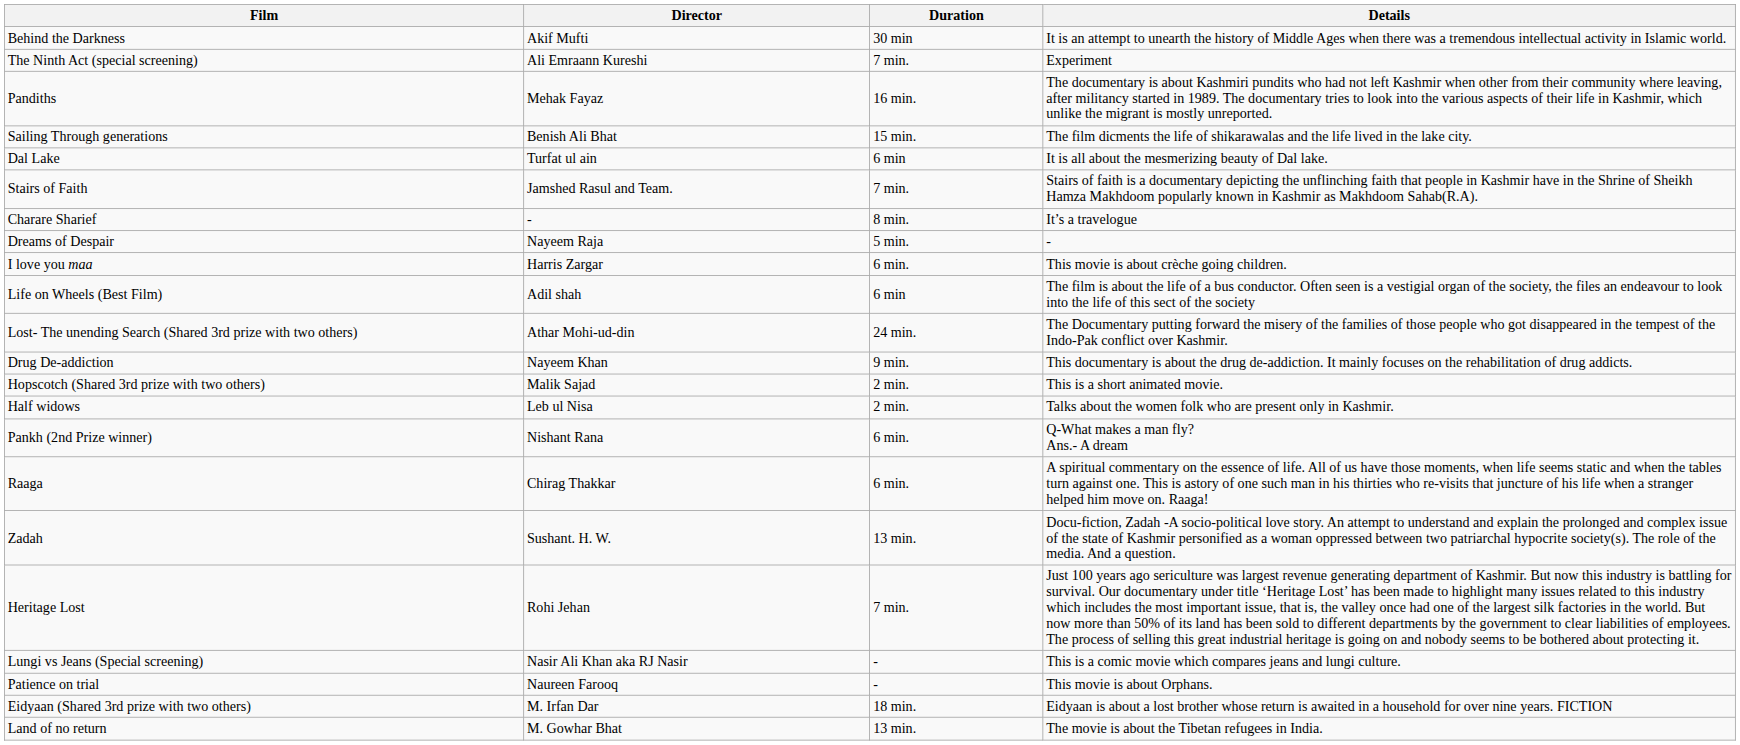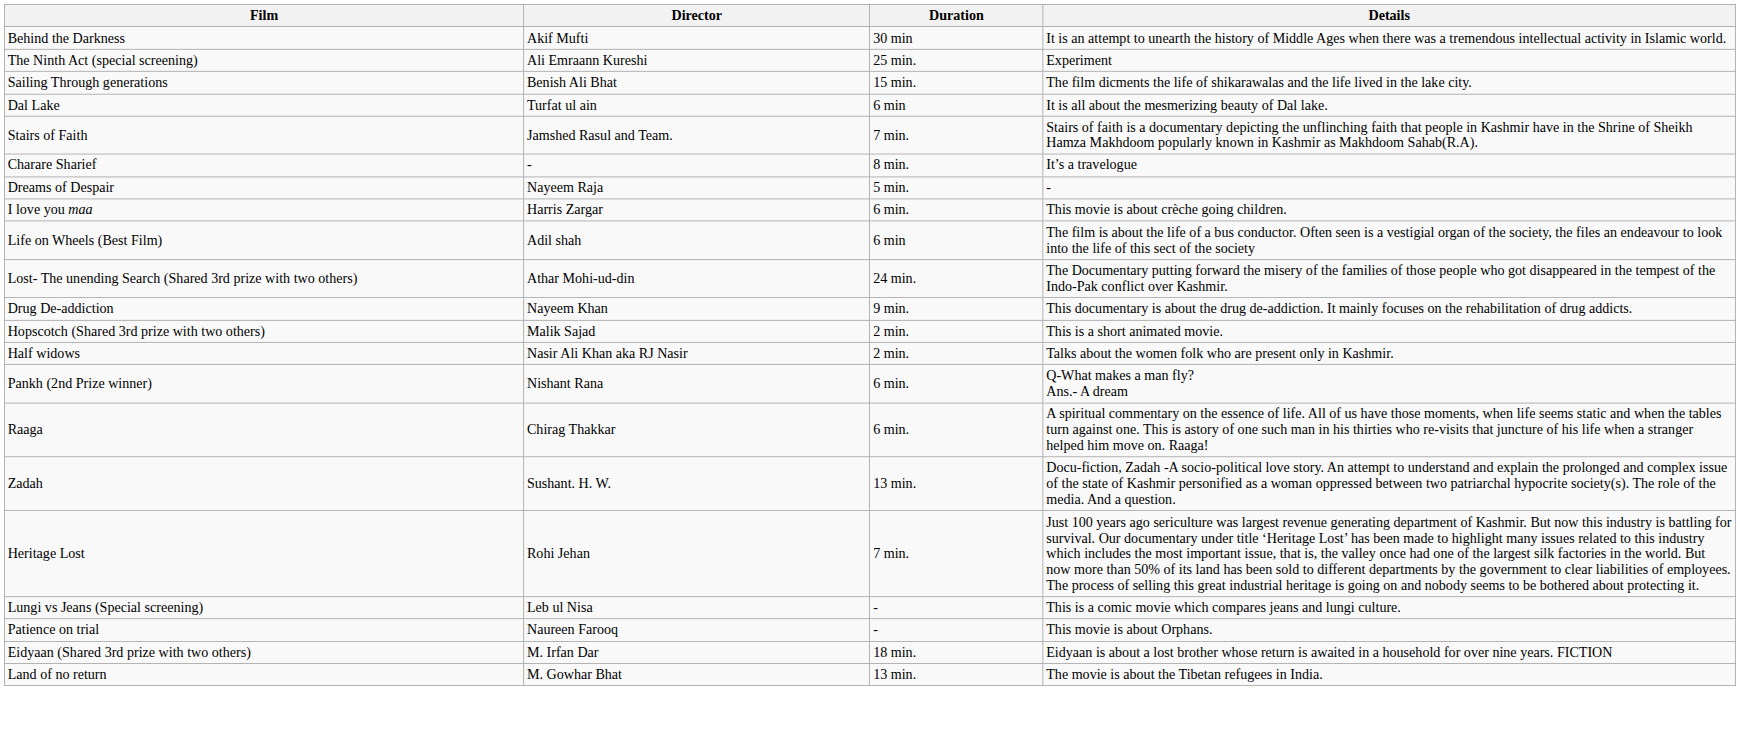(891, 60) 7 min. -> (895, 60) 25 min.
- row: (32, 98)
(560, 407) Leb ul Nisa -> (607, 353) Nasir Ali Khan aka RJ Nasir
(607, 661) Nasir Ali Khan aka RJ Nasir -> (560, 607) Leb ul Nisa
